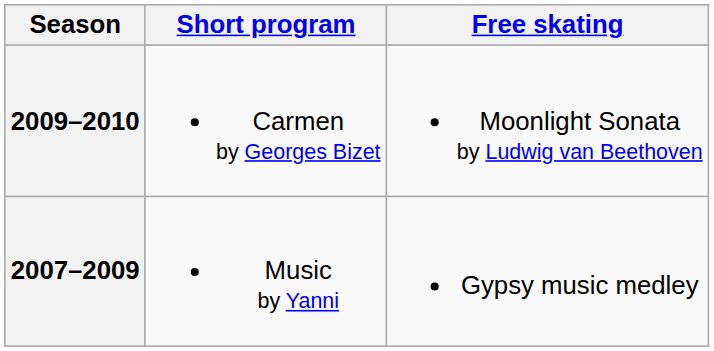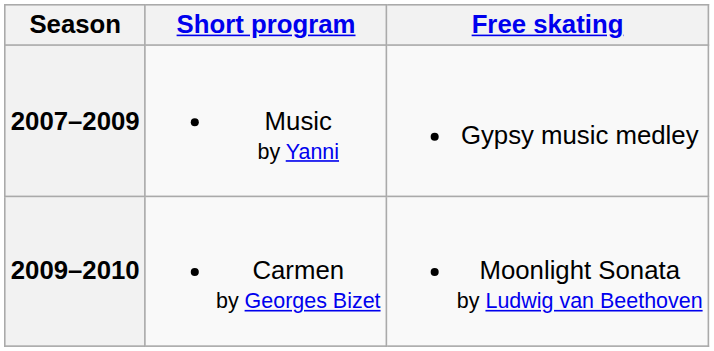rows swapped: (75, 120) <-> (75, 270)
